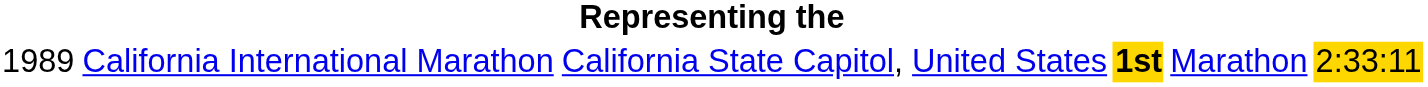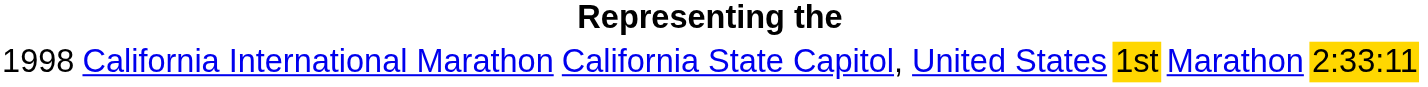(38, 61) 1989 -> (38, 61) 1998
(1139, 61) bold -> (1137, 61) normal
